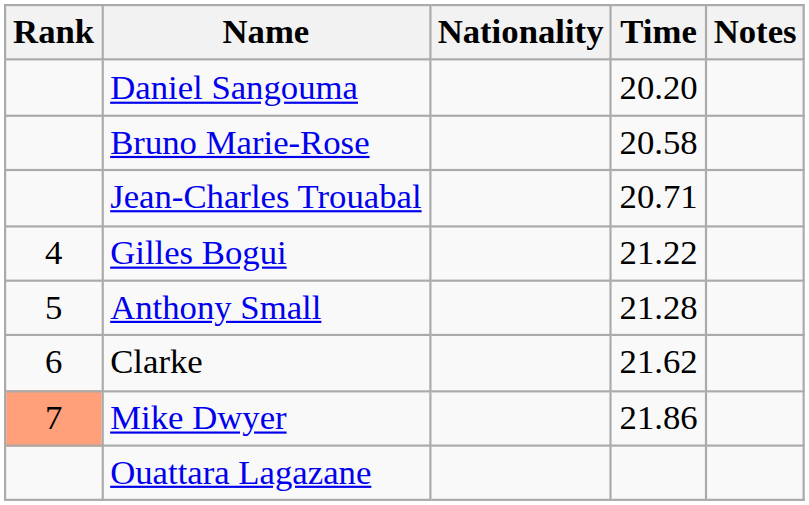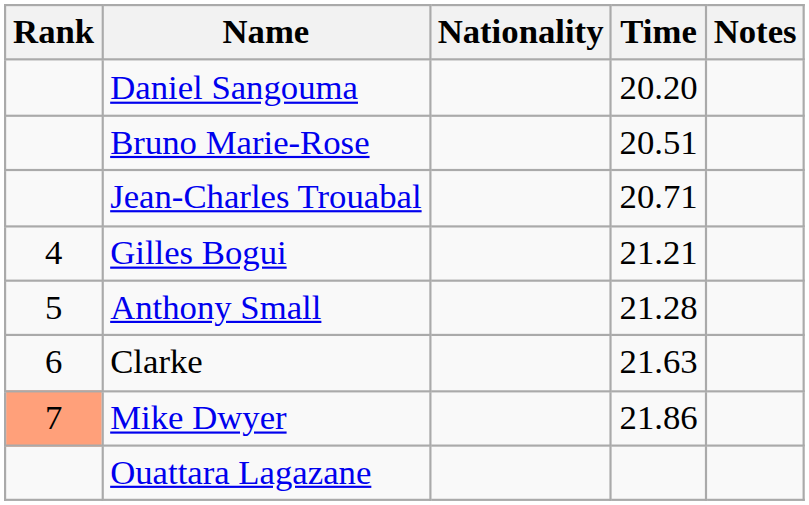(659, 142) 20.58 -> (659, 142) 20.51
(659, 252) 21.22 -> (659, 252) 21.21
(659, 362) 21.62 -> (659, 362) 21.63
